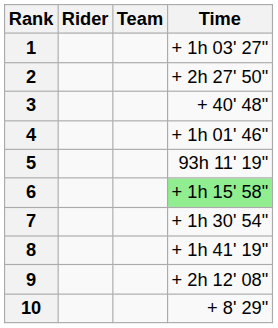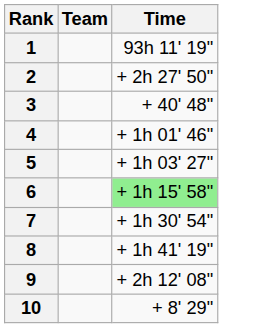- column: (85, 18)
(220, 47) + 1h 03' 27" -> (168, 47) 93h 11' 19"
(223, 163) 93h 11' 19" -> (165, 163) + 1h 03' 27"
